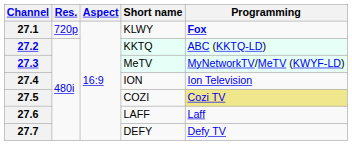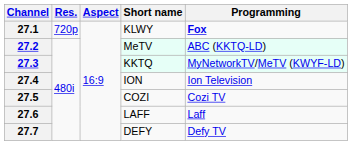(138, 47) KKTQ -> (138, 47) MeTV
(138, 64) MeTV -> (138, 64) KKTQ
(206, 98) khaki background -> (206, 98) no background
